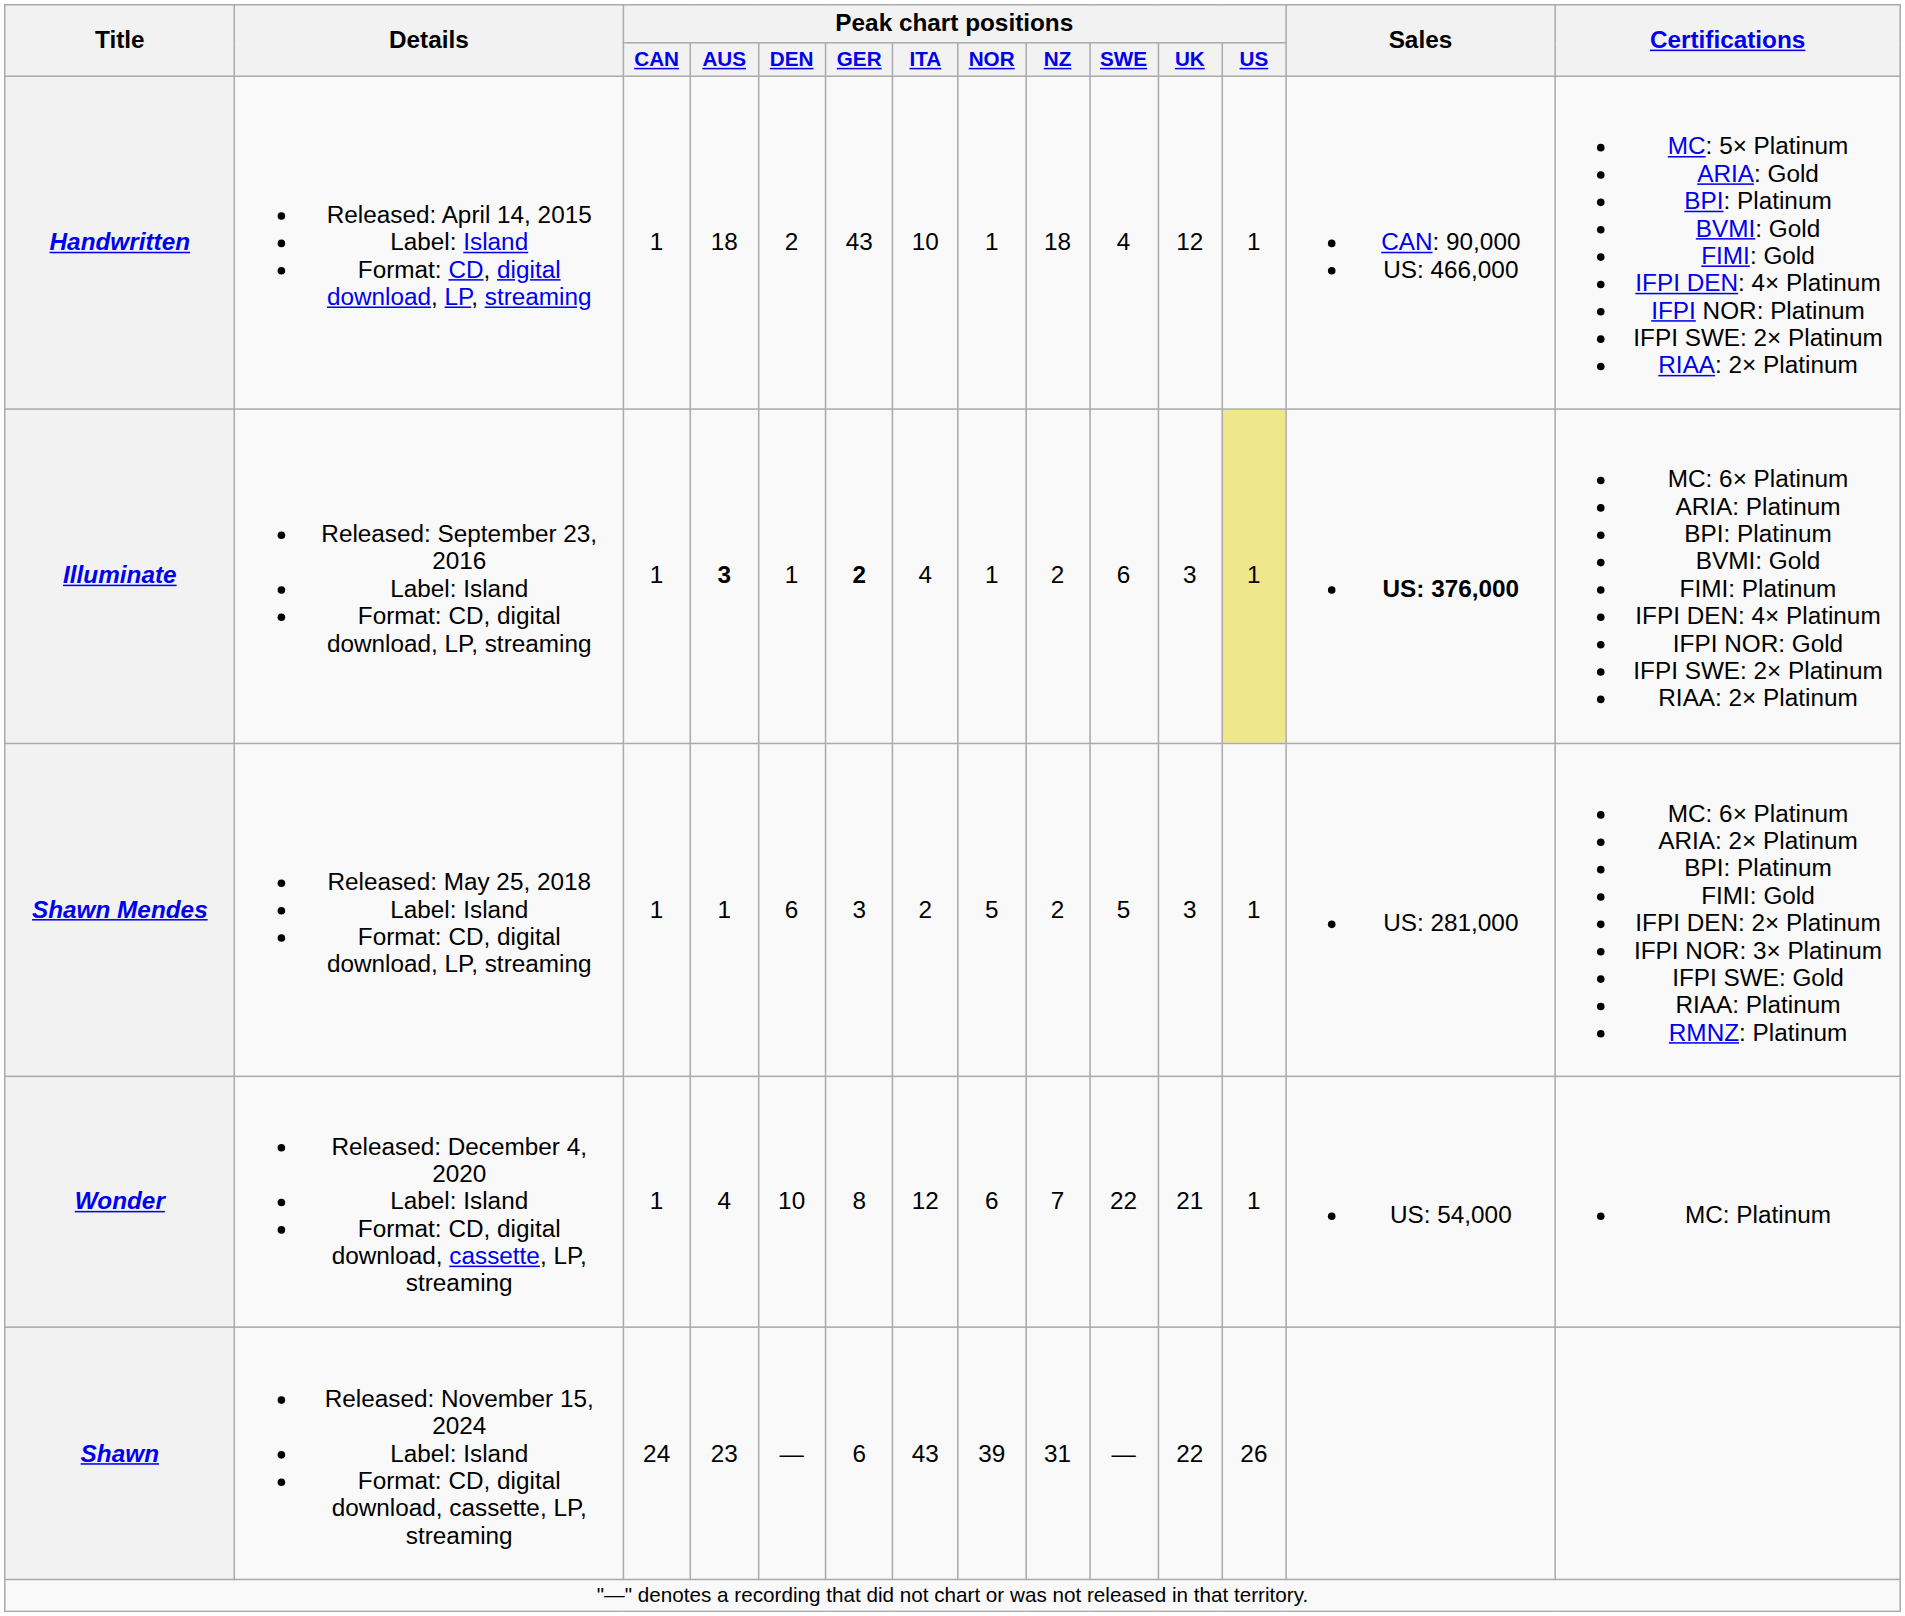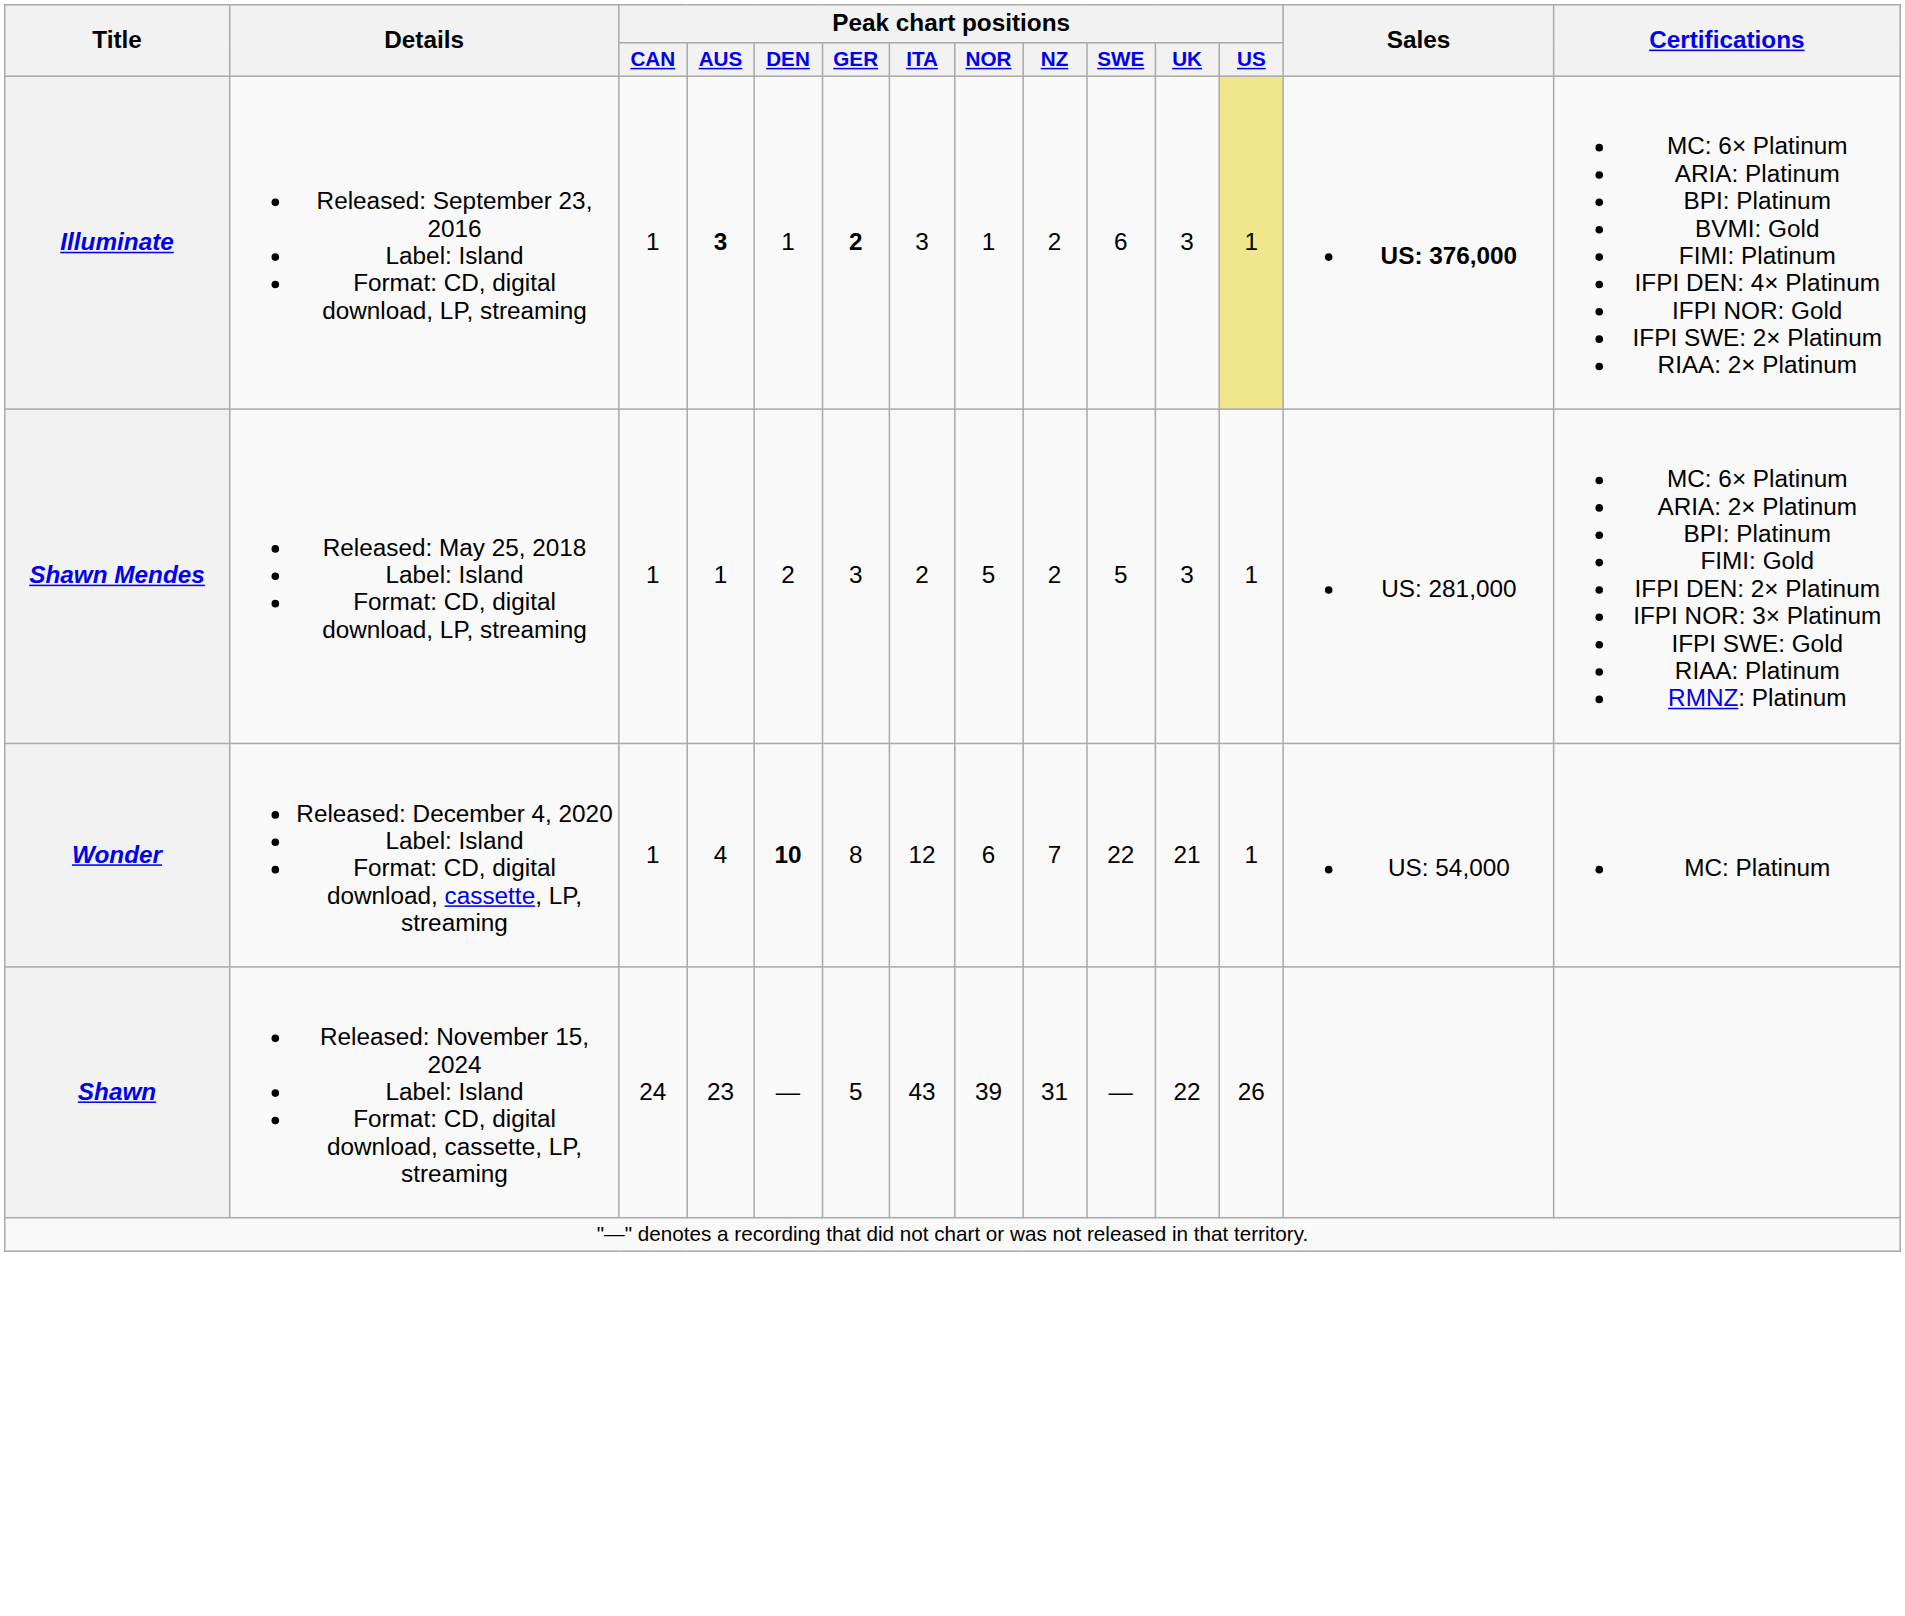- row: (120, 242)
(925, 575) 4 -> (922, 242) 3
(792, 909) 6 -> (788, 575) 2
(792, 1201) normal -> (788, 854) bold
(859, 1453) 6 -> (856, 1092) 5
